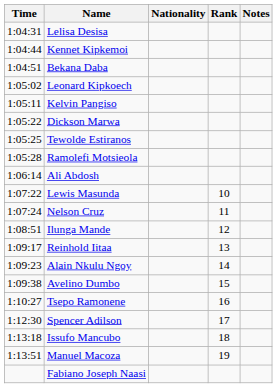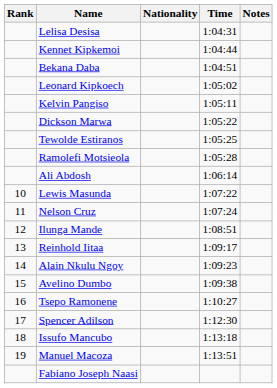columns swapped: (224, 13) <-> (24, 13)
